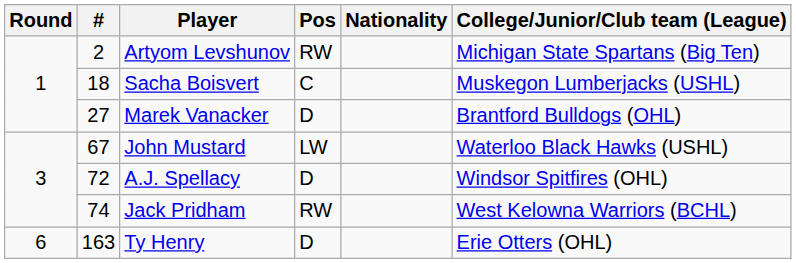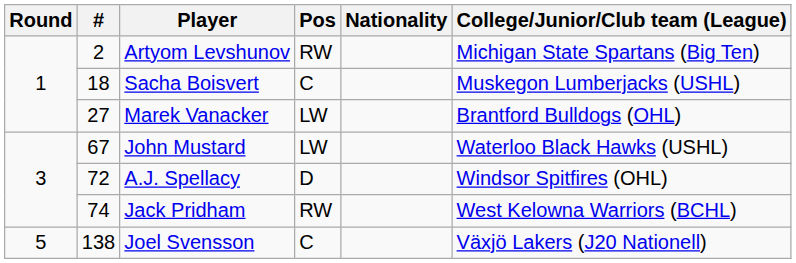(306, 115) D -> (313, 115) LW
+ row: (189, 242)
- row: (164, 242)
